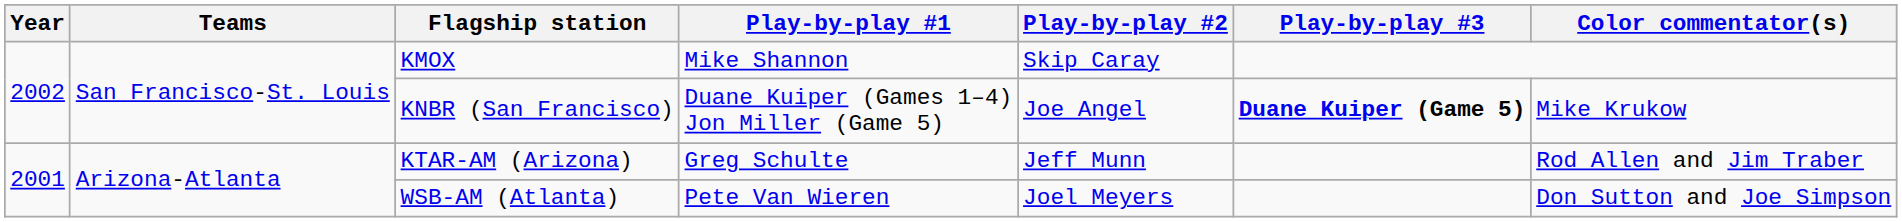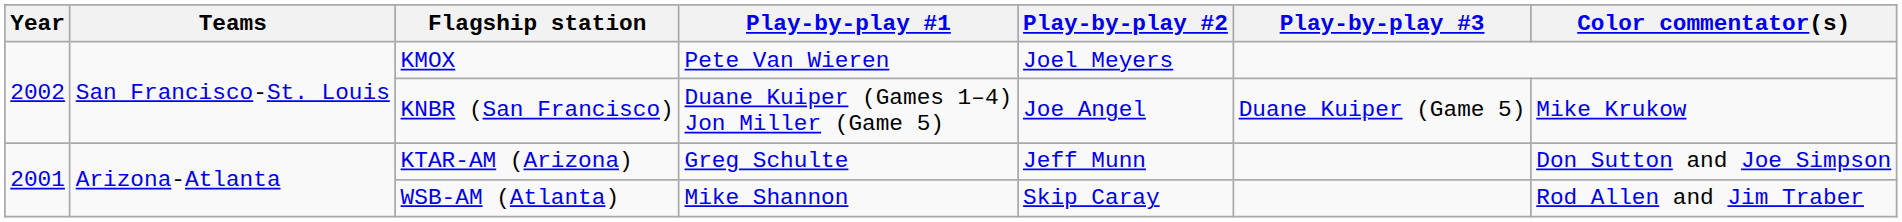(766, 60) Mike Shannon -> (787, 60) Pete Van Wieren
(1091, 60) Skip Caray -> (1098, 60) Joel Meyers
(1382, 111) bold -> (1382, 111) normal
(1700, 161) Rod Allen and Jim Traber -> (1714, 161) Don Sutton and Joe Simpson
(787, 198) Pete Van Wieren -> (766, 198) Mike Shannon
(1098, 198) Joel Meyers -> (1091, 198) Skip Caray
(1714, 198) Don Sutton and Joe Simpson -> (1700, 198) Rod Allen and Jim Traber
